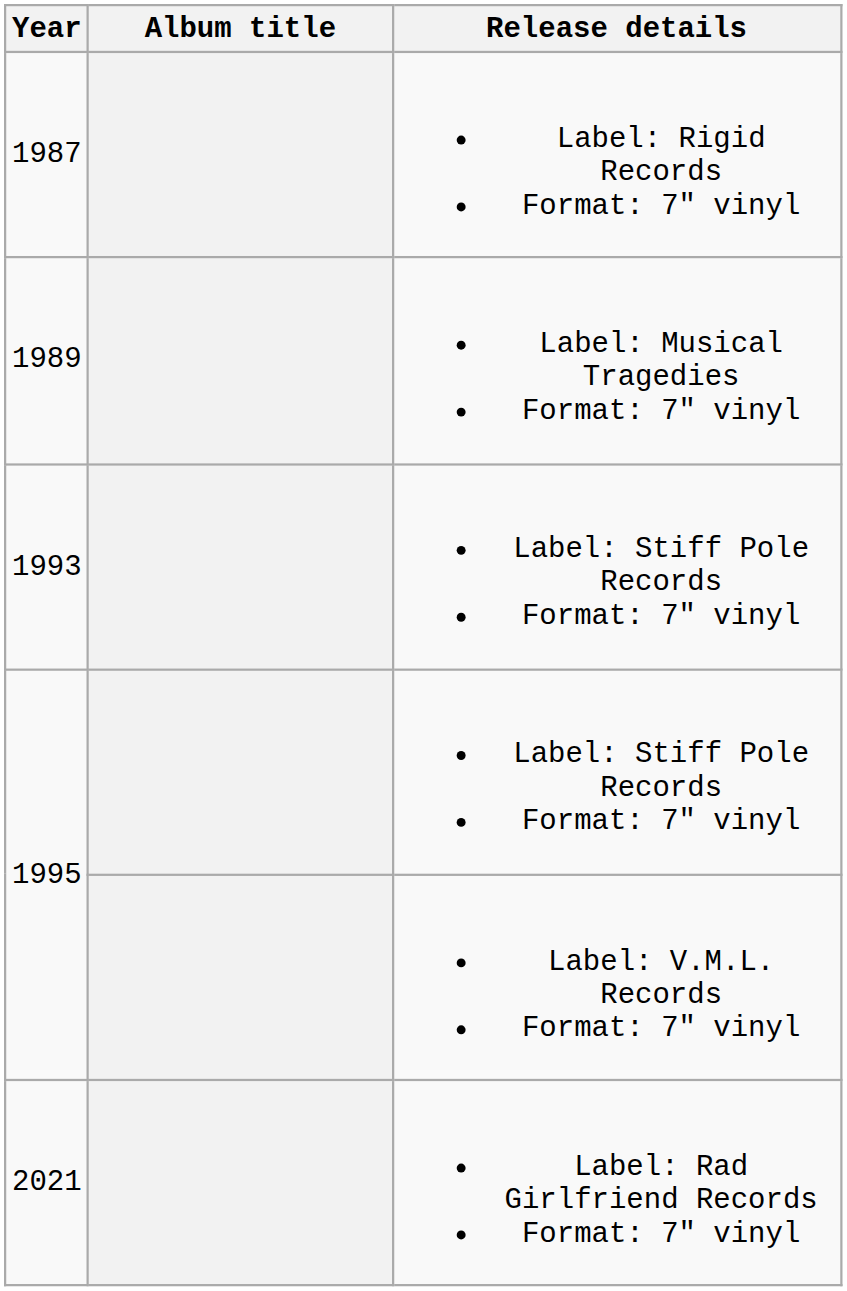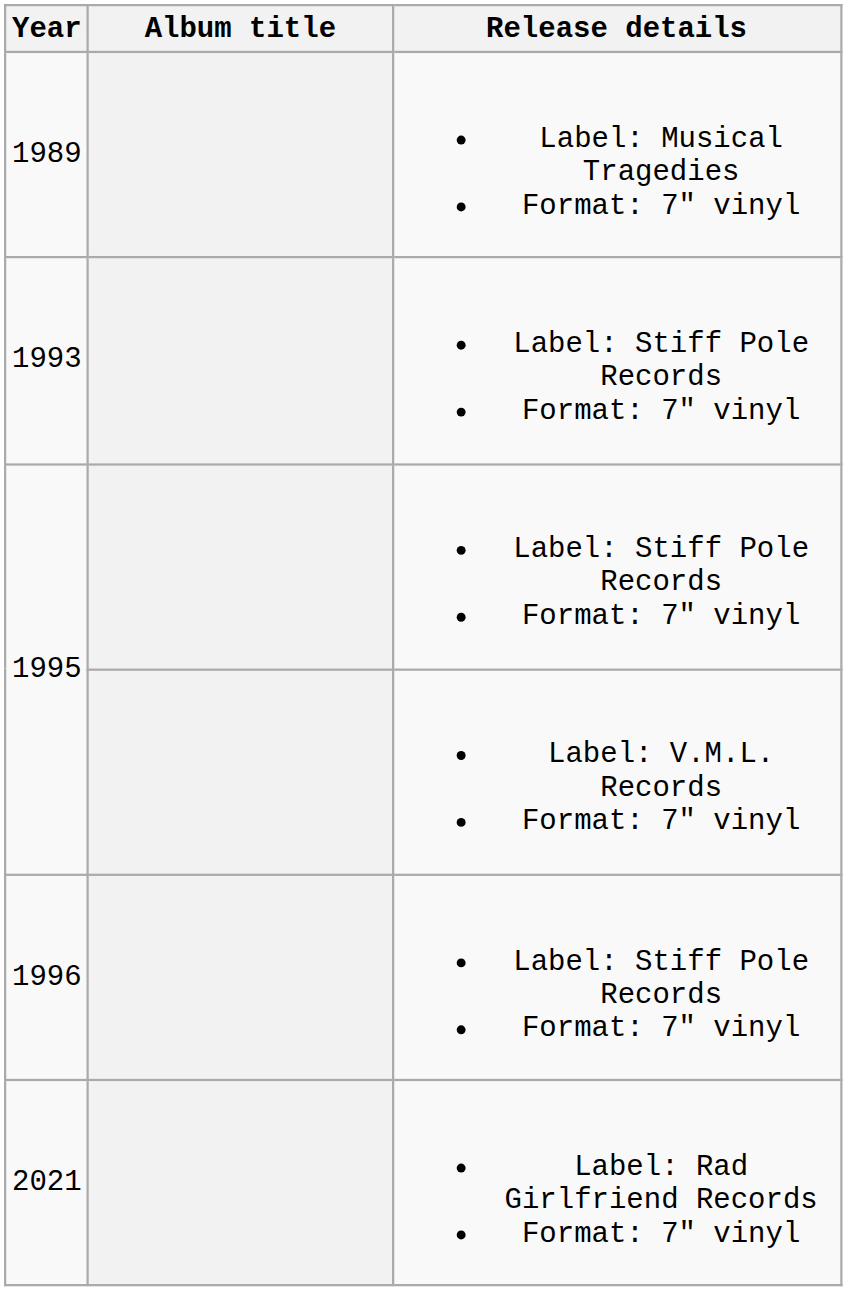- row: (47, 155)
+ row: (47, 977)
